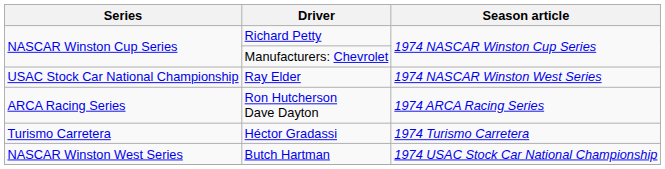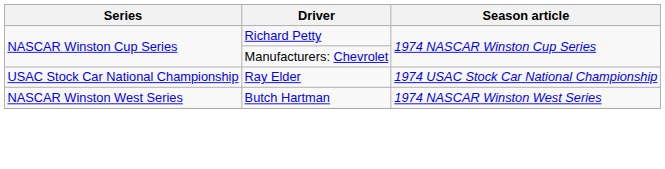(498, 77) 1974 NASCAR Winston West Series -> (526, 77) 1974 USAC Stock Car National Championship
- row: (291, 105)
- row: (291, 133)
(526, 154) 1974 USAC Stock Car National Championship -> (498, 98) 1974 NASCAR Winston West Series
